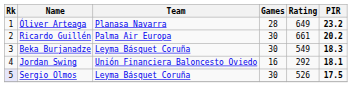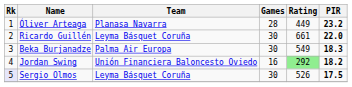(303, 24) 649 -> (303, 24) 449
(133, 37) Palma Air Europa -> (143, 37) Leyma Básquet Coruña
(333, 37) 20.2 -> (333, 37) 22.0
(143, 50) Leyma Básquet Coruña -> (133, 50) Palma Air Europa
(303, 62) no background -> (303, 62) lightgreen background
(333, 62) 18.1 -> (333, 62) 18.2
